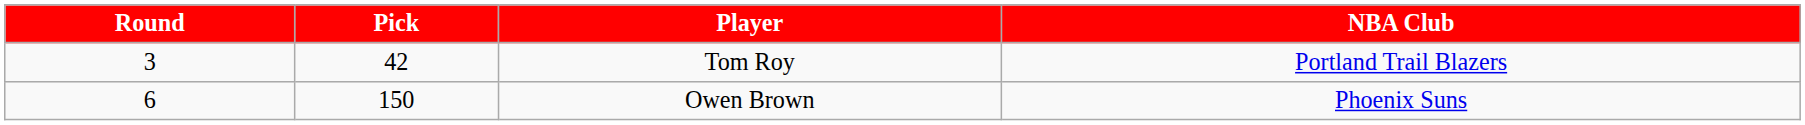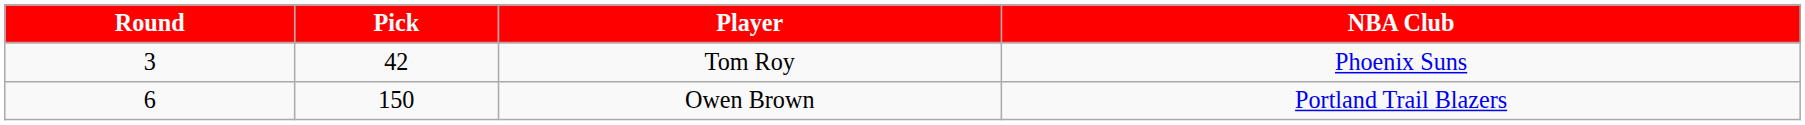(1401, 61) Portland Trail Blazers -> (1401, 61) Phoenix Suns
(1401, 100) Phoenix Suns -> (1401, 100) Portland Trail Blazers
